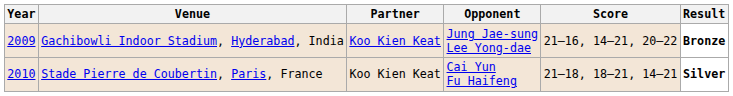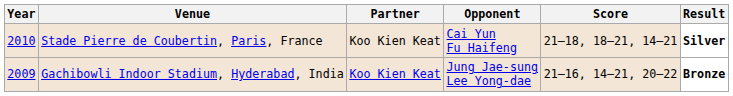rows swapped: (192, 41) <-> (182, 74)
